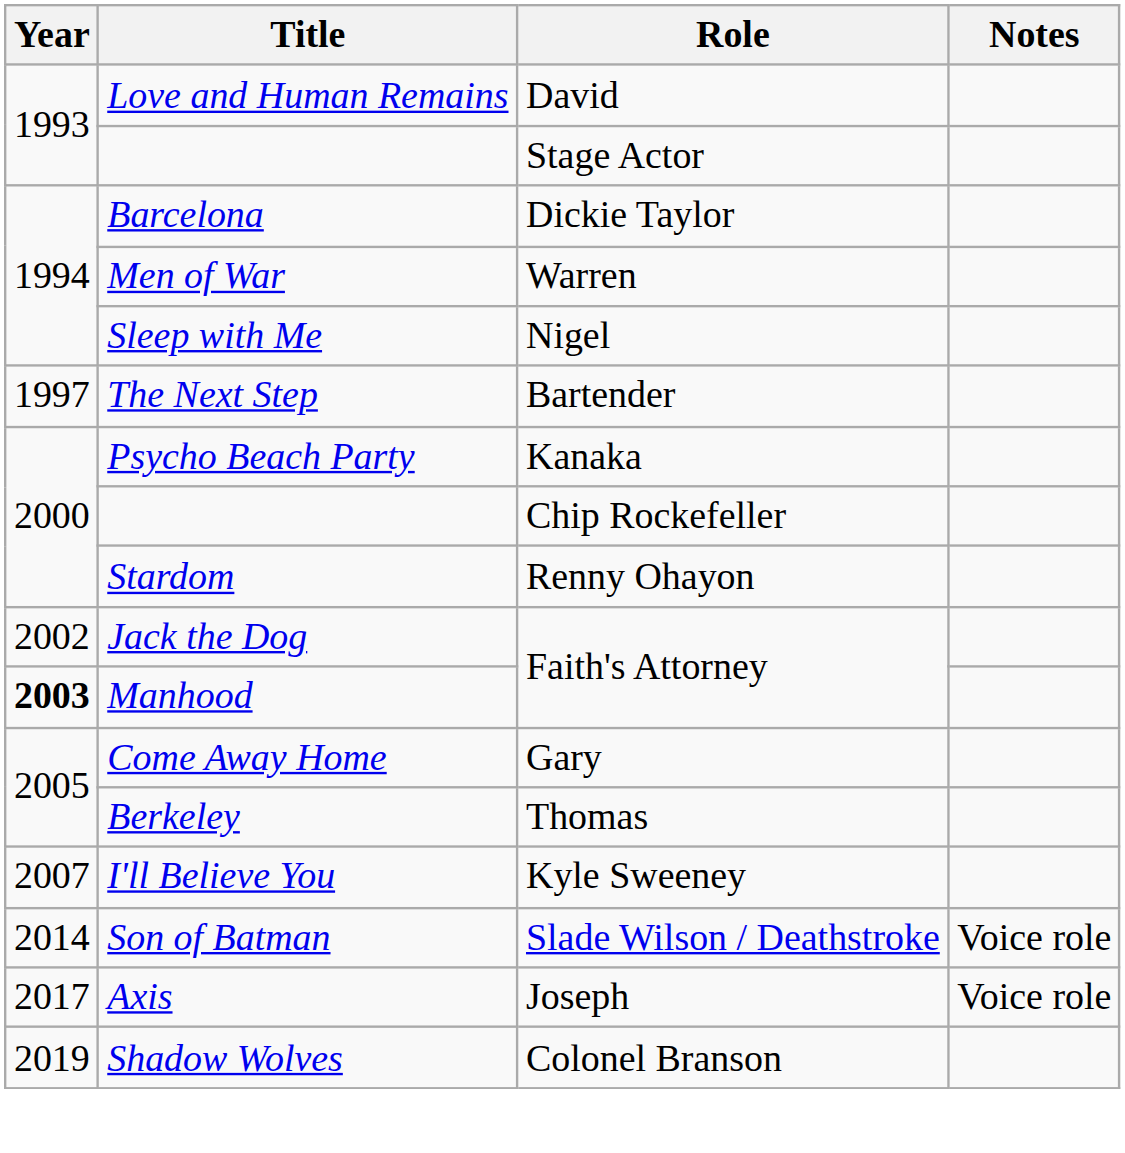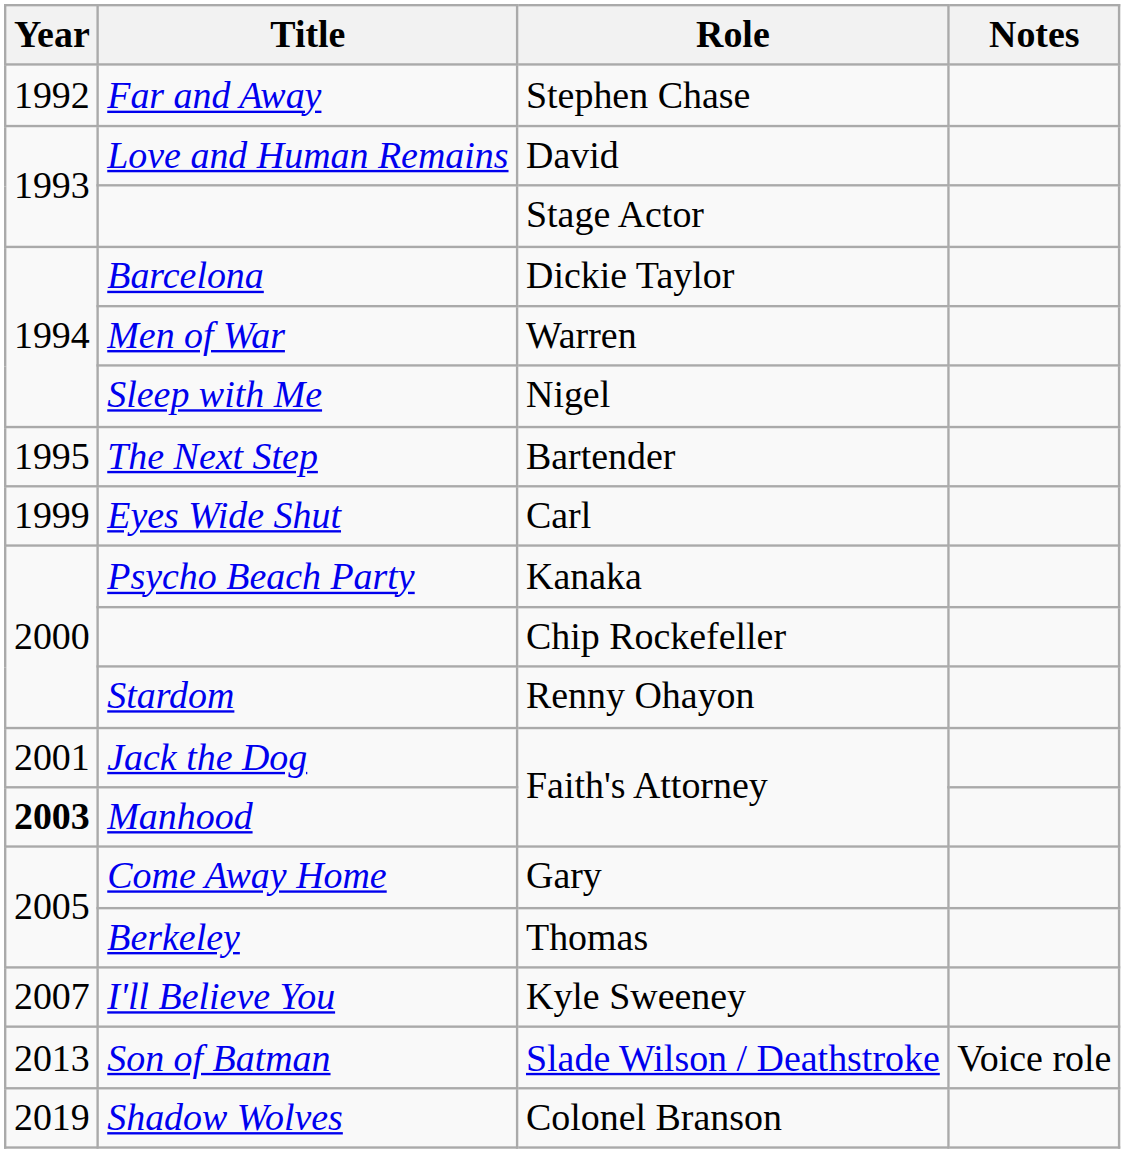+ row: (214, 94)
(52, 395) 1997 -> (52, 455) 1995
+ row: (224, 515)
(52, 635) 2002 -> (52, 756) 2001
(52, 936) 2014 -> (52, 1056) 2013
- row: (140, 996)
